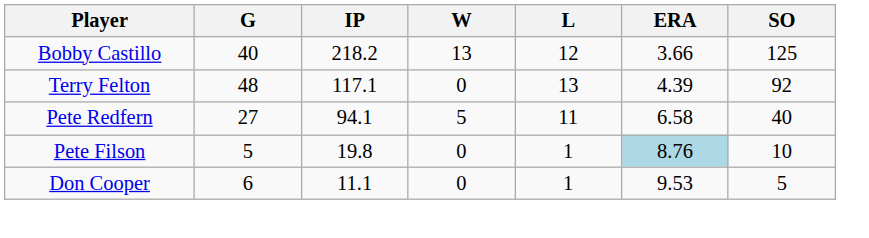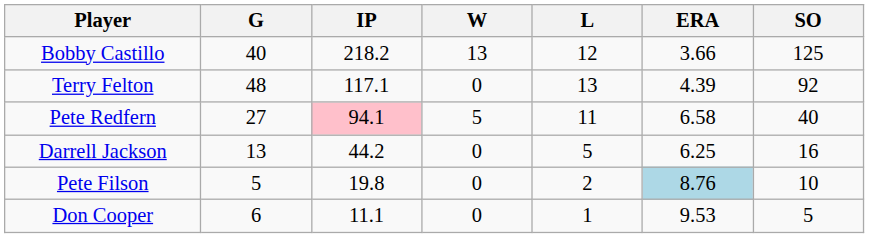(355, 118) no background -> (366, 118) pink background
+ row: (103, 150)
(568, 150) 1 -> (587, 183) 2
